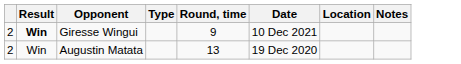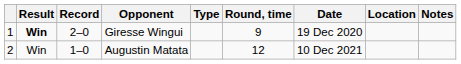+ column: (79, 14)
(10, 32) 2 -> (10, 32) 1
(285, 32) 10 Dec 2021 -> (330, 32) 19 Dec 2020
(213, 50) 13 -> (258, 50) 12
(285, 50) 19 Dec 2020 -> (330, 50) 10 Dec 2021
